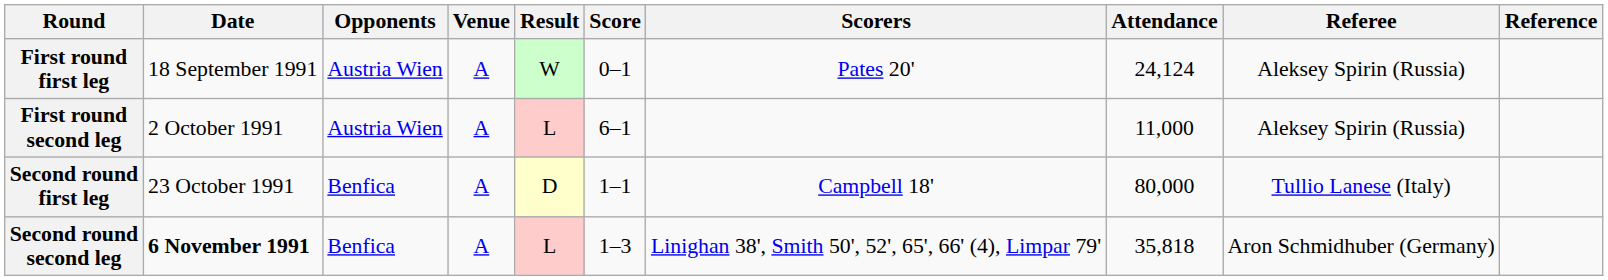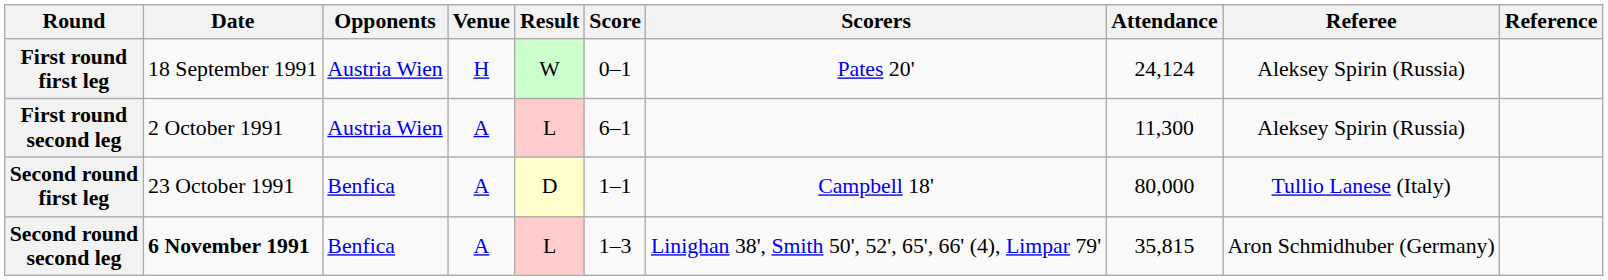(481, 68) A -> (481, 68) H
(1164, 127) 11,000 -> (1164, 127) 11,300
(1164, 245) 35,818 -> (1164, 245) 35,815
